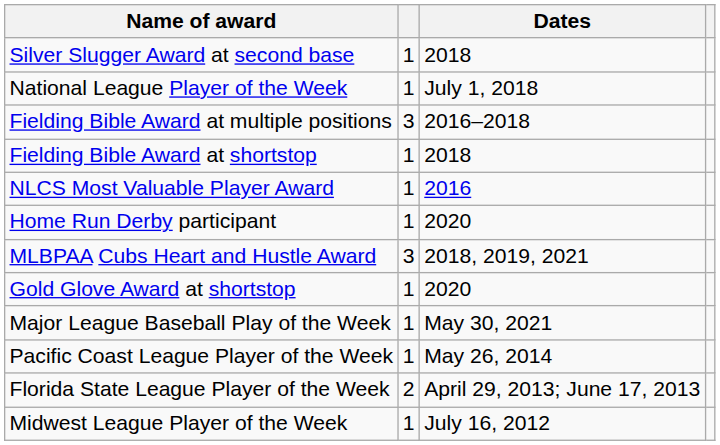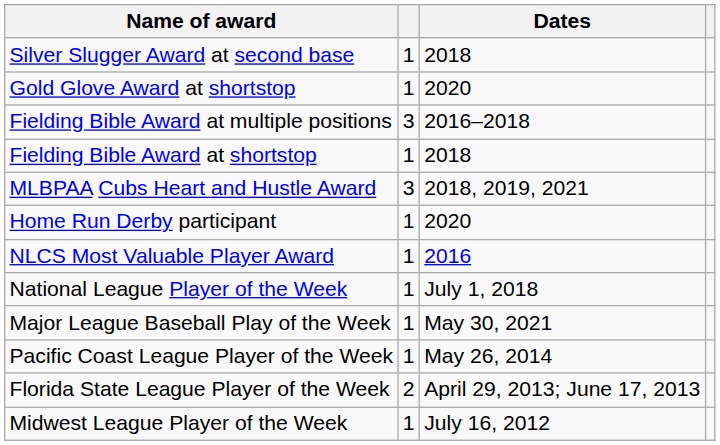rows swapped: (153, 289) <-> (178, 88)
rows swapped: (172, 188) <-> (193, 255)
